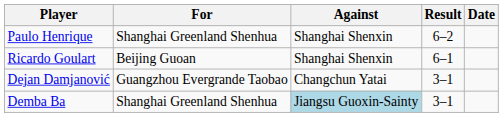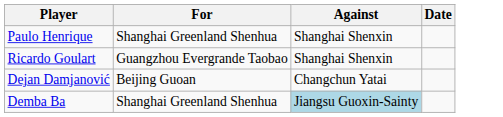- column: (443, 15)
(156, 58) Beijing Guoan -> (202, 58) Guangzhou Evergrande Taobao
(202, 79) Guangzhou Evergrande Taobao -> (156, 79) Beijing Guoan
